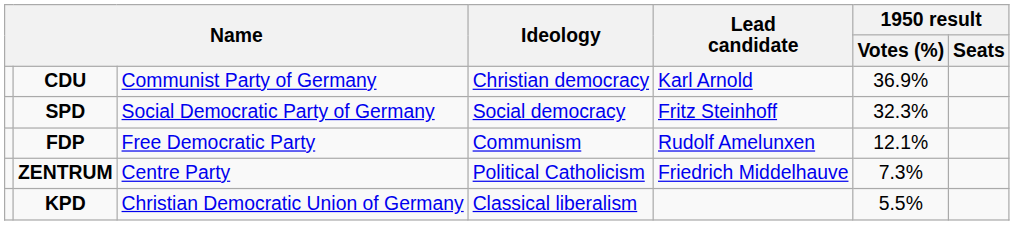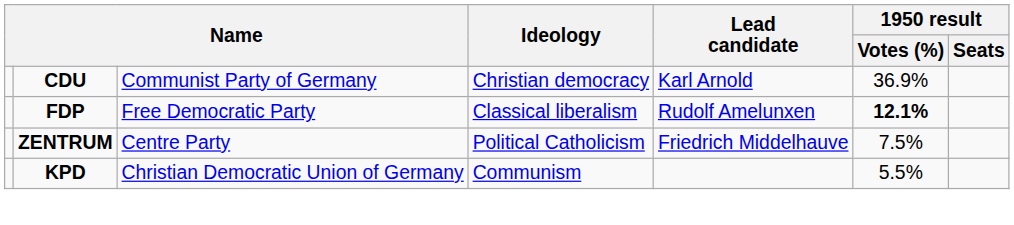- row: (65, 111)
(527, 142) Communism -> (555, 111) Classical liberalism
(901, 142) normal -> (901, 111) bold
(901, 173) 7.3% -> (901, 142) 7.5%
(555, 204) Classical liberalism -> (527, 173) Communism
